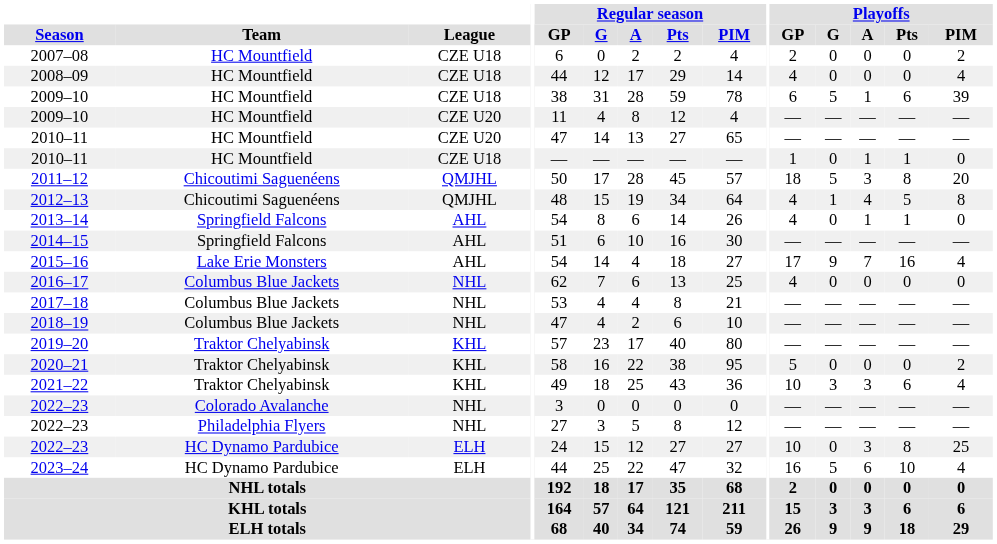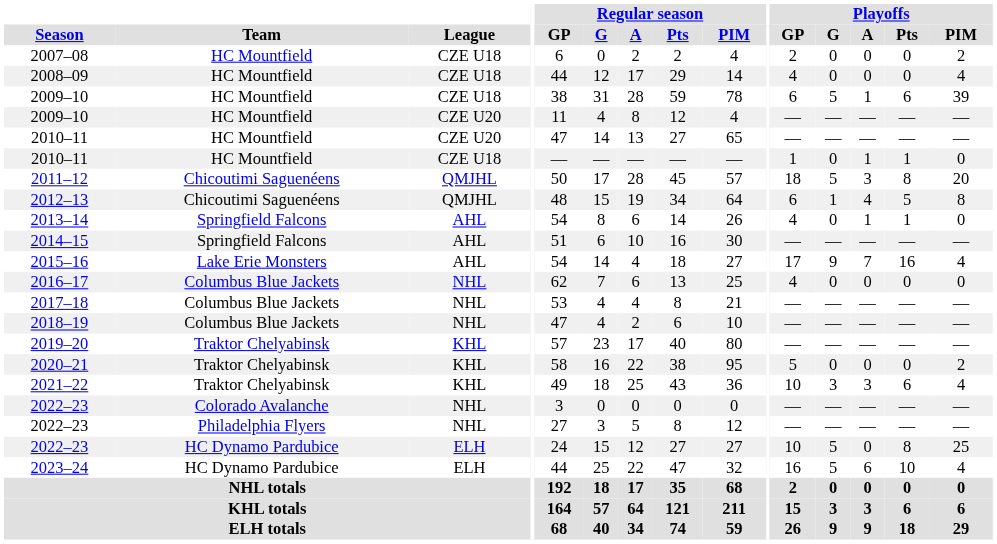(793, 199) 4 -> (793, 199) 6
(833, 446) 0 -> (833, 446) 5
(868, 446) 3 -> (868, 446) 0
